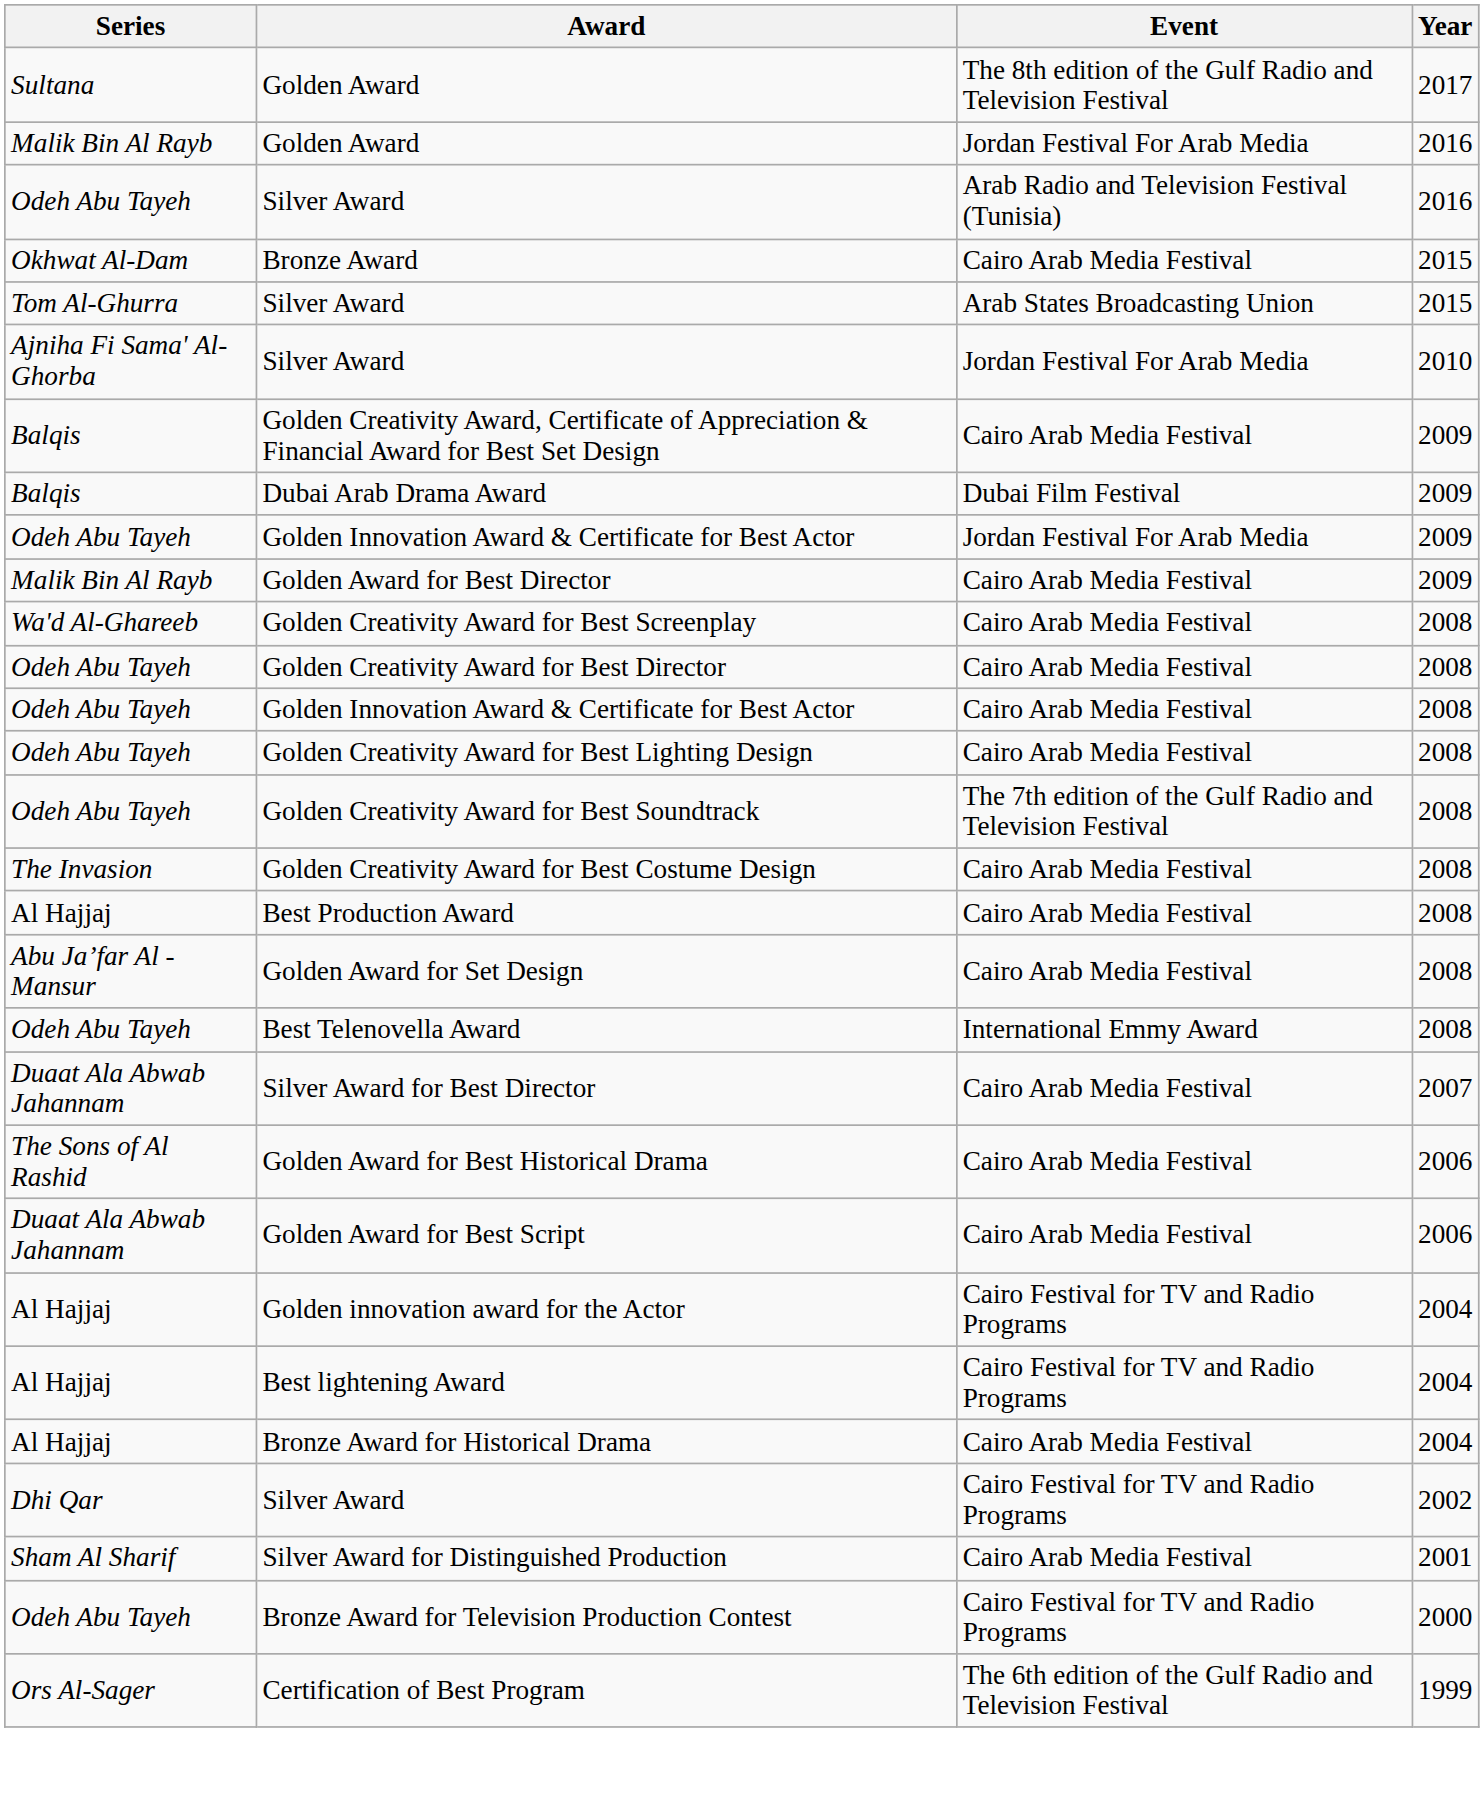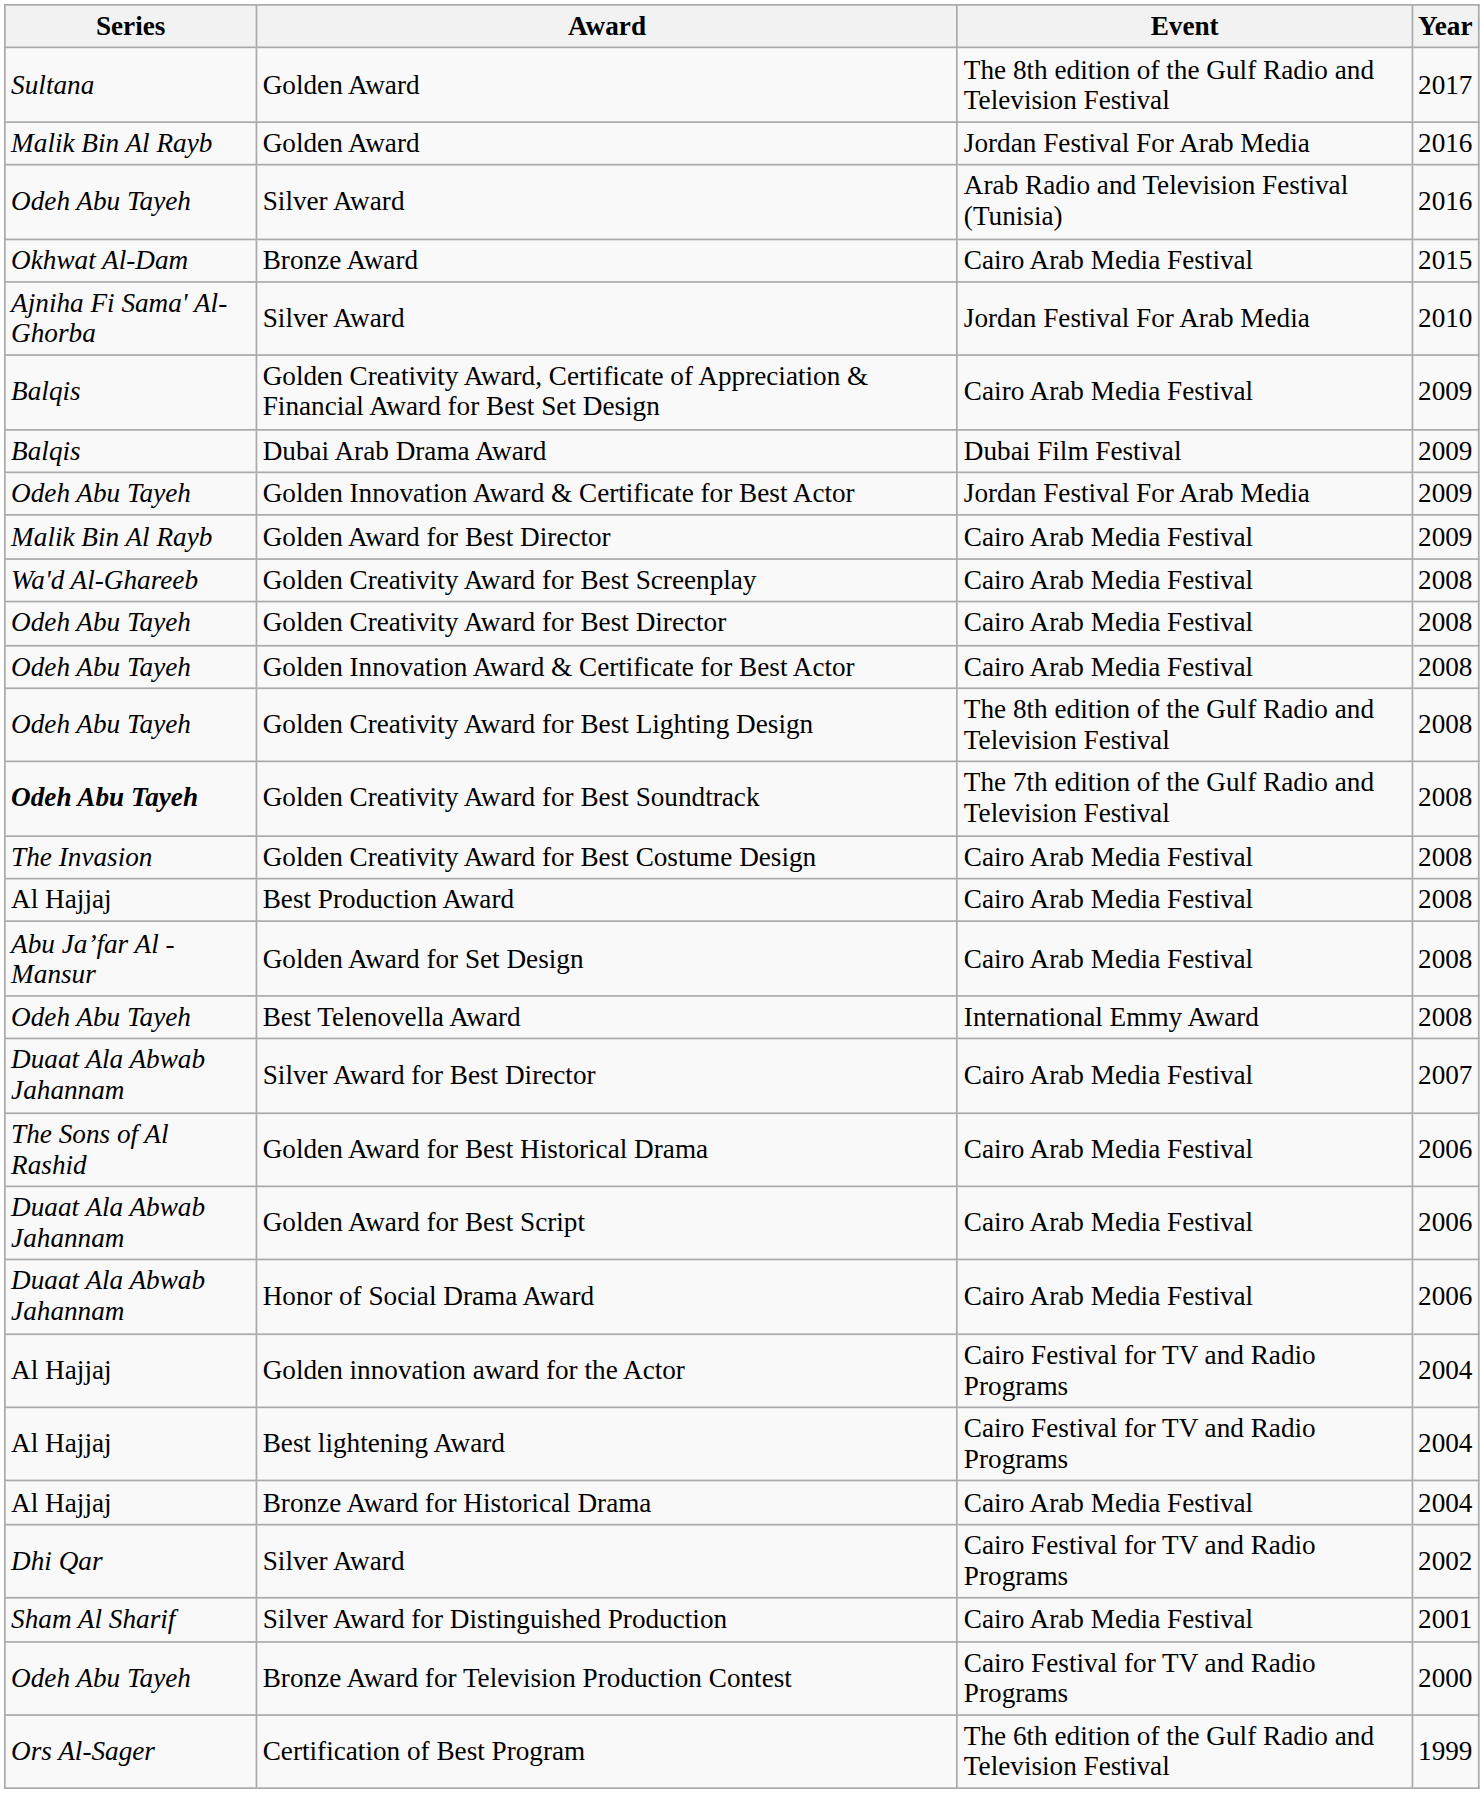- row: (333, 302)
(1107, 752) Cairo Arab Media Festival -> (1169, 724) The 8th edition of the Gulf Radio and Television Festival
(101, 810) normal -> (105, 798) bold
+ row: (428, 1296)
